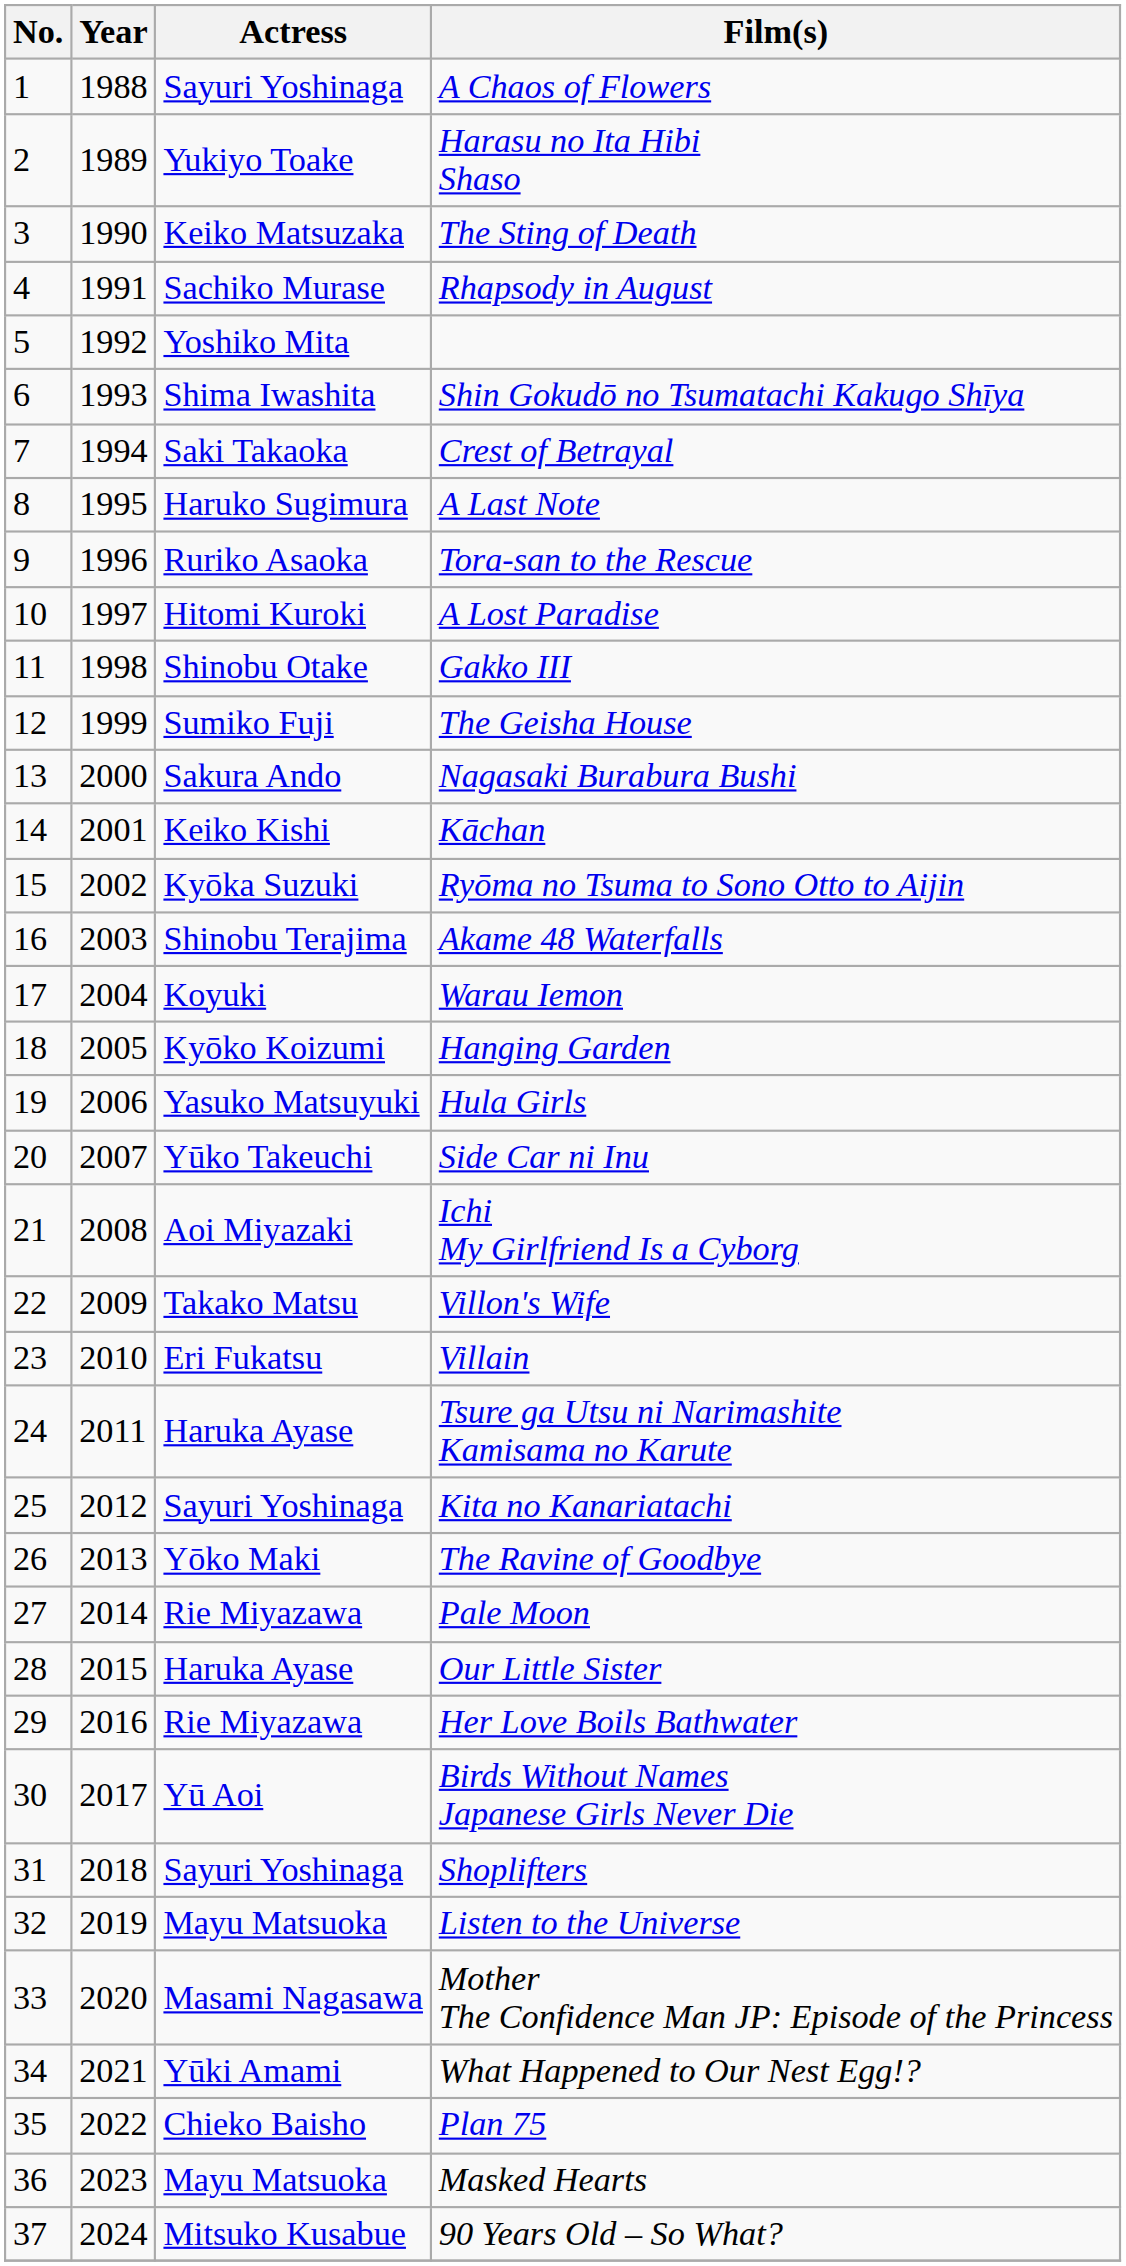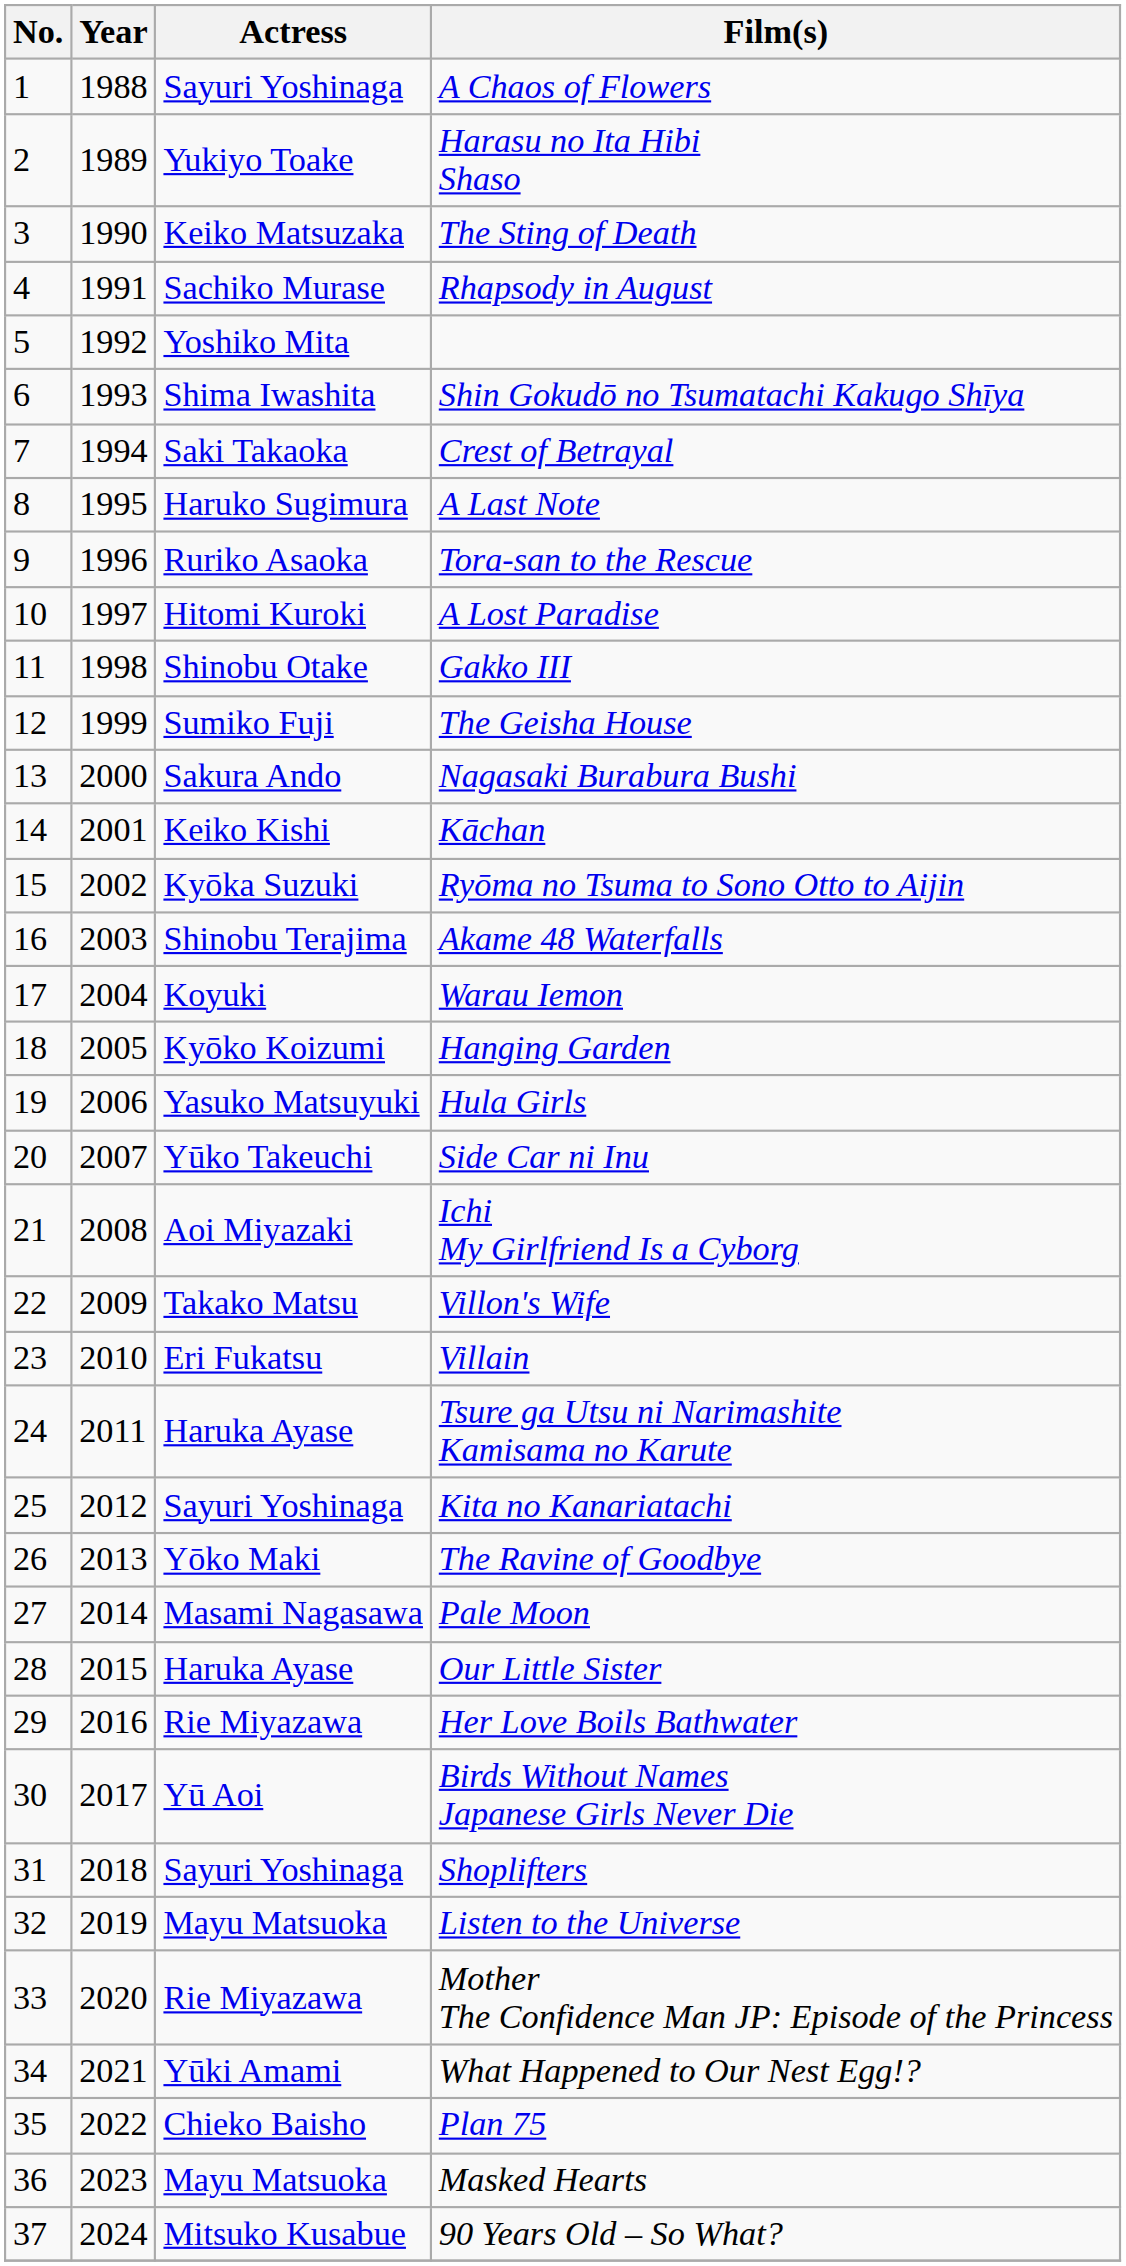(263, 1613) Rie Miyazawa -> (293, 1613) Masami Nagasawa
(293, 1996) Masami Nagasawa -> (263, 1996) Rie Miyazawa
